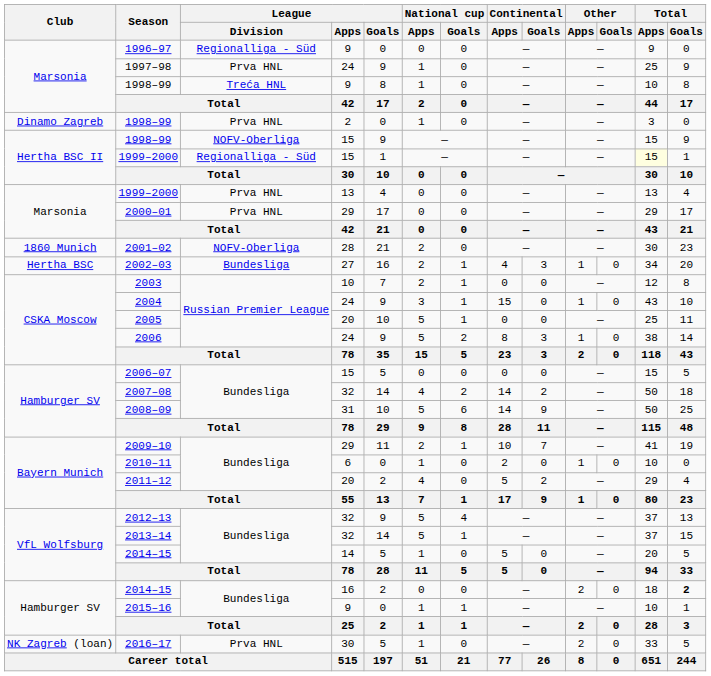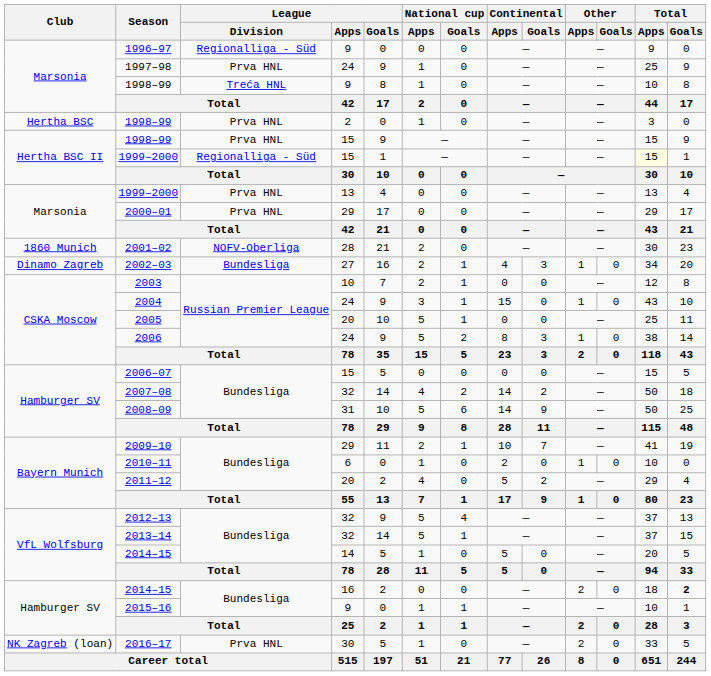(60, 121) Dinamo Zagreb -> (60, 121) Hertha BSC
(256, 139) NOFV-Oberliga -> (256, 139) Prva HNL
(60, 266) Hertha BSC -> (60, 266) Dinamo Zagreb
